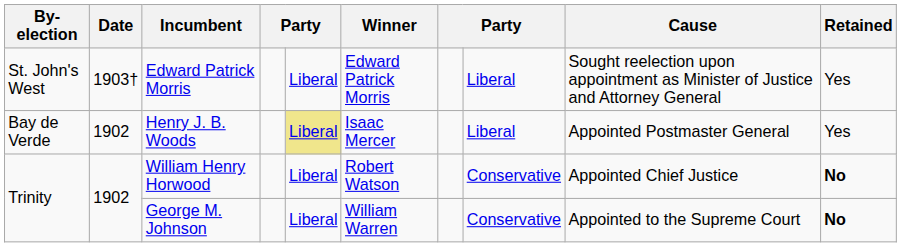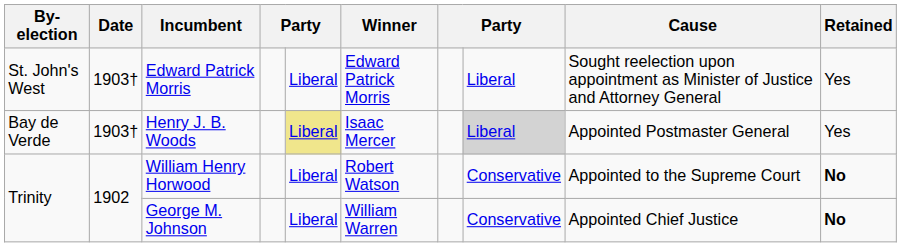(111, 132) 1902 -> (116, 132) 1903†
(491, 132) no background -> (491, 132) lightgrey background
(653, 176) Appointed Chief Justice -> (684, 176) Appointed to the Supreme Court
(684, 219) Appointed to the Supreme Court -> (653, 219) Appointed Chief Justice
